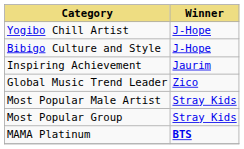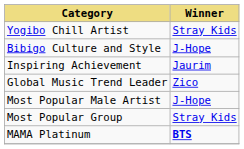(192, 30) J-Hope -> (205, 30) Stray Kids
(205, 100) Stray Kids -> (192, 100) J-Hope
